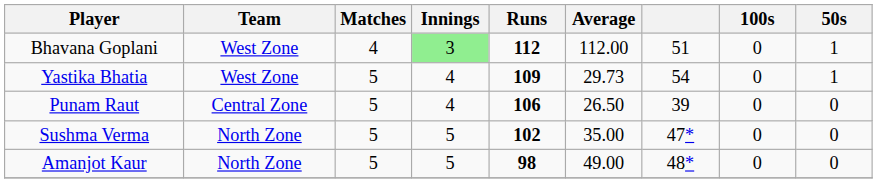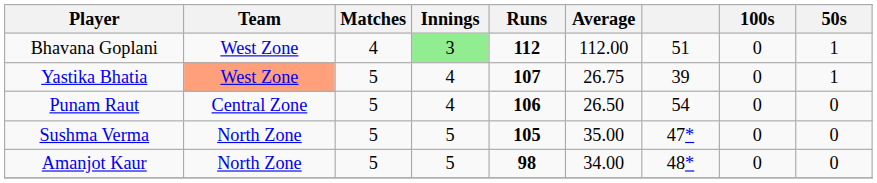(259, 76) no background -> (259, 76) lightsalmon background
(527, 76) 109 -> (527, 76) 107
(604, 76) 29.73 -> (604, 76) 26.75
(681, 76) 54 -> (681, 76) 39
(681, 105) 39 -> (681, 105) 54
(527, 134) 102 -> (527, 134) 105
(604, 163) 49.00 -> (604, 163) 34.00
